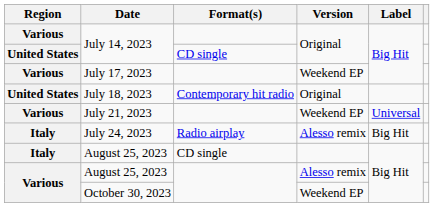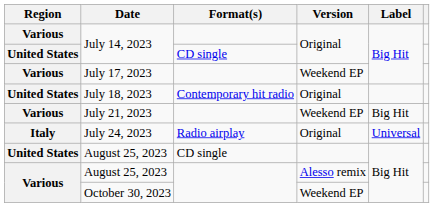(396, 113) Universal -> (390, 113) Big Hit
(333, 133) Alesso remix -> (321, 133) Original
(390, 133) Big Hit -> (396, 133) Universal
(43, 152) Italy -> (43, 152) United States
